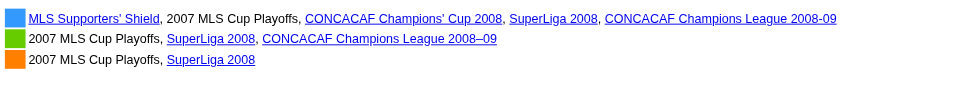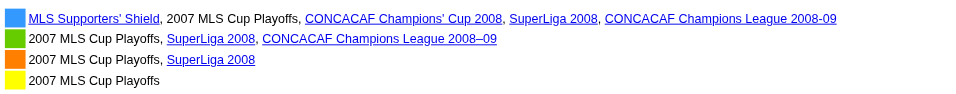+ row: (94, 81)
